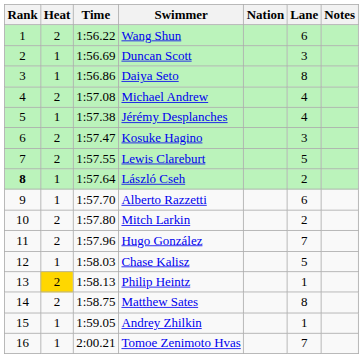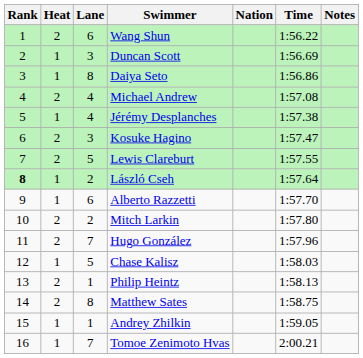columns swapped: (304, 14) <-> (96, 14)
(57, 281) gold background -> (57, 281) no background
